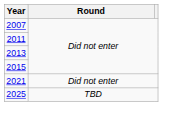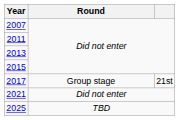+ row: (16, 81)
